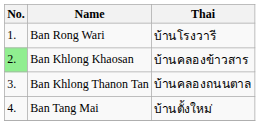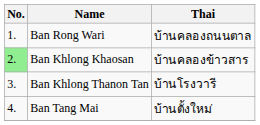(185, 36) บ้านโรงวารี -> (203, 36) บ้านคลองถนนตาล
(203, 84) บ้านคลองถนนตาล -> (185, 84) บ้านโรงวารี
